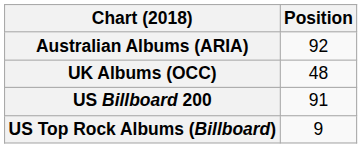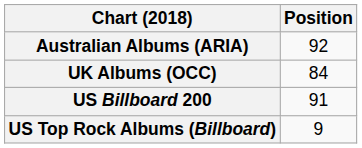(318, 73) 48 -> (318, 73) 84
